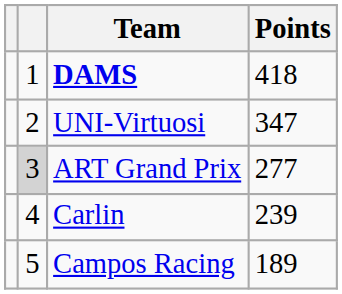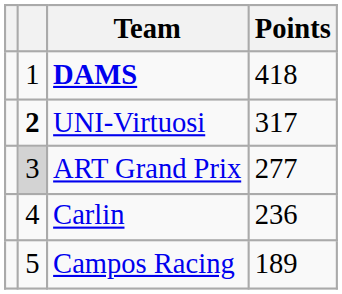(32, 121) normal -> (32, 121) bold
(276, 121) 347 -> (276, 121) 317
(276, 216) 239 -> (276, 216) 236
